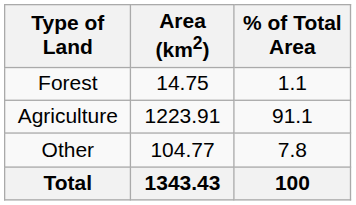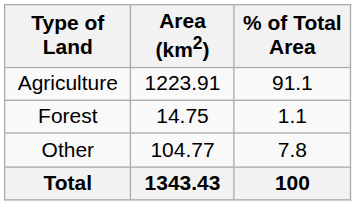rows swapped: (68, 116) <-> (68, 83)
